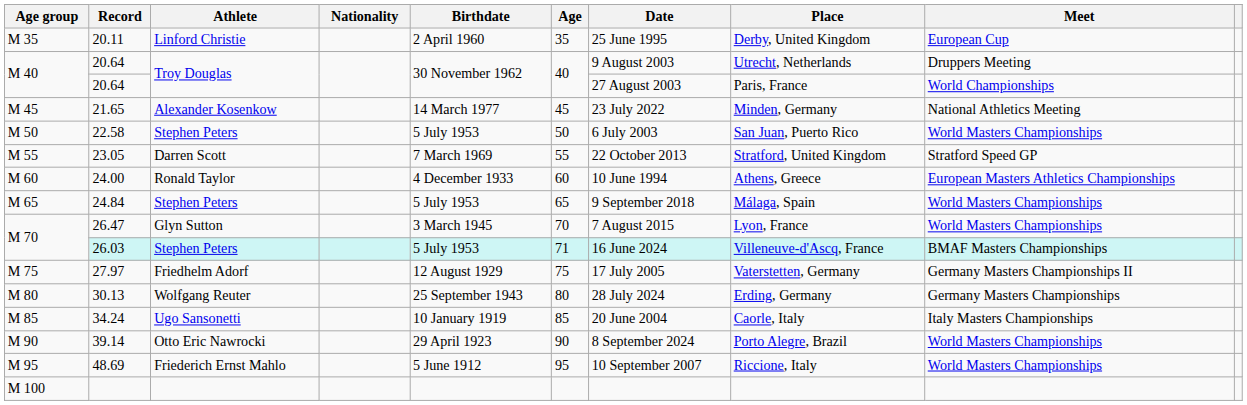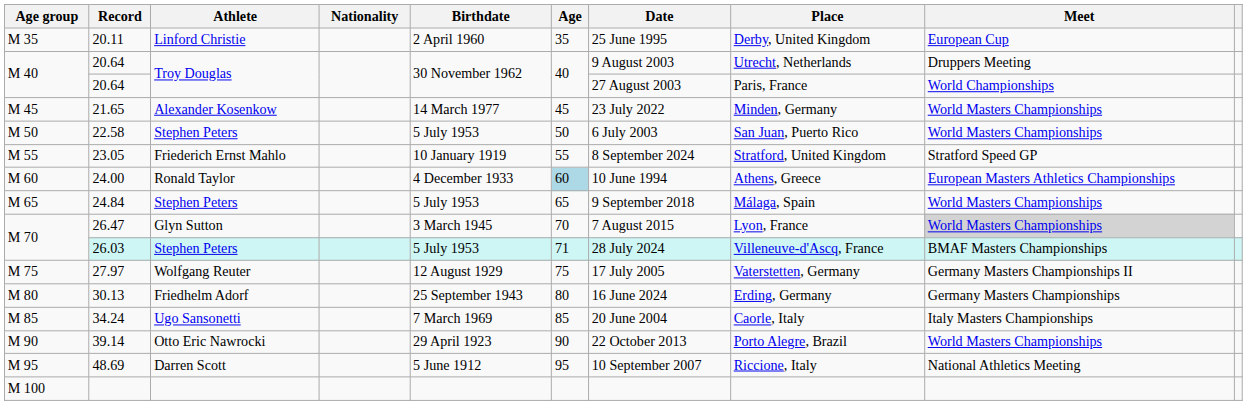(1004, 109) National Athletics Meeting -> (1015, 109) World Masters Championships
(190, 156) Darren Scott -> (220, 156) Friederich Ernst Mahlo
(453, 156) 7 March 1969 -> (460, 156) 10 January 1919
(639, 156) 22 October 2013 -> (643, 156) 8 September 2024
(562, 179) no background -> (562, 179) lightblue background
(1015, 226) no background -> (1015, 226) lightgrey background
(629, 249) 16 June 2024 -> (628, 249) 28 July 2024
(201, 272) Friedhelm Adorf -> (202, 272) Wolfgang Reuter
(202, 295) Wolfgang Reuter -> (201, 295) Friedhelm Adorf
(628, 295) 28 July 2024 -> (629, 295) 16 June 2024
(460, 319) 10 January 1919 -> (453, 319) 7 March 1969
(643, 342) 8 September 2024 -> (639, 342) 22 October 2013
(220, 365) Friederich Ernst Mahlo -> (190, 365) Darren Scott
(1015, 365) World Masters Championships -> (1004, 365) National Athletics Meeting
